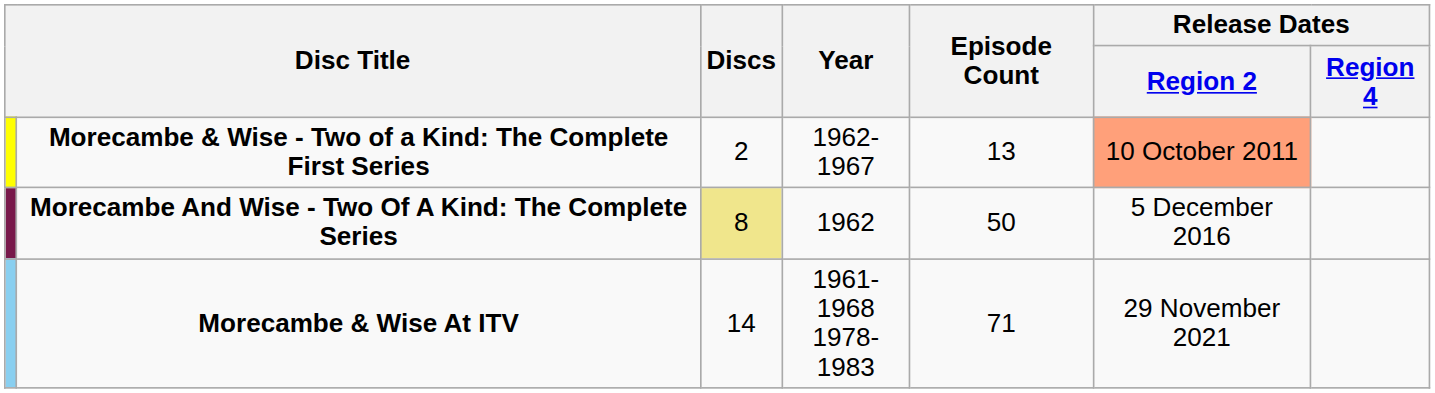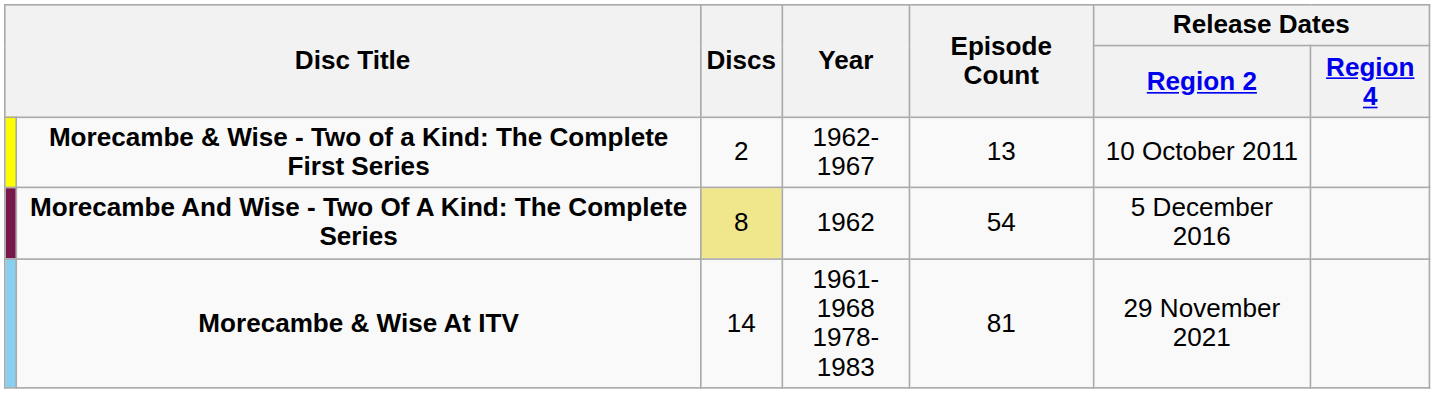(1202, 151) lightsalmon background -> (1202, 151) no background
(1001, 222) 50 -> (1001, 222) 54
(1001, 322) 71 -> (1001, 322) 81
